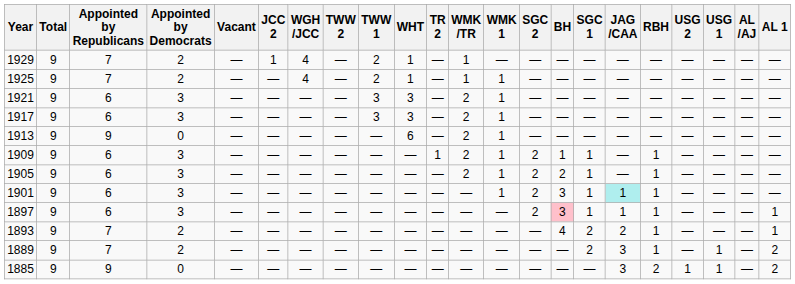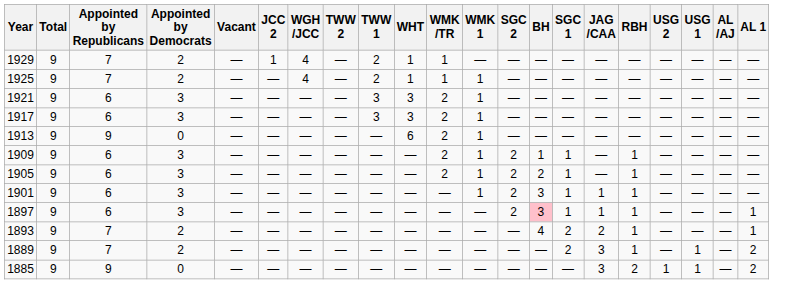- column: (438, 27)
(623, 193) paleturquoise background -> (601, 193) no background
